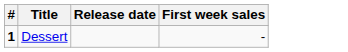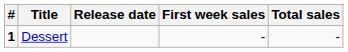+ column: (306, 15)
